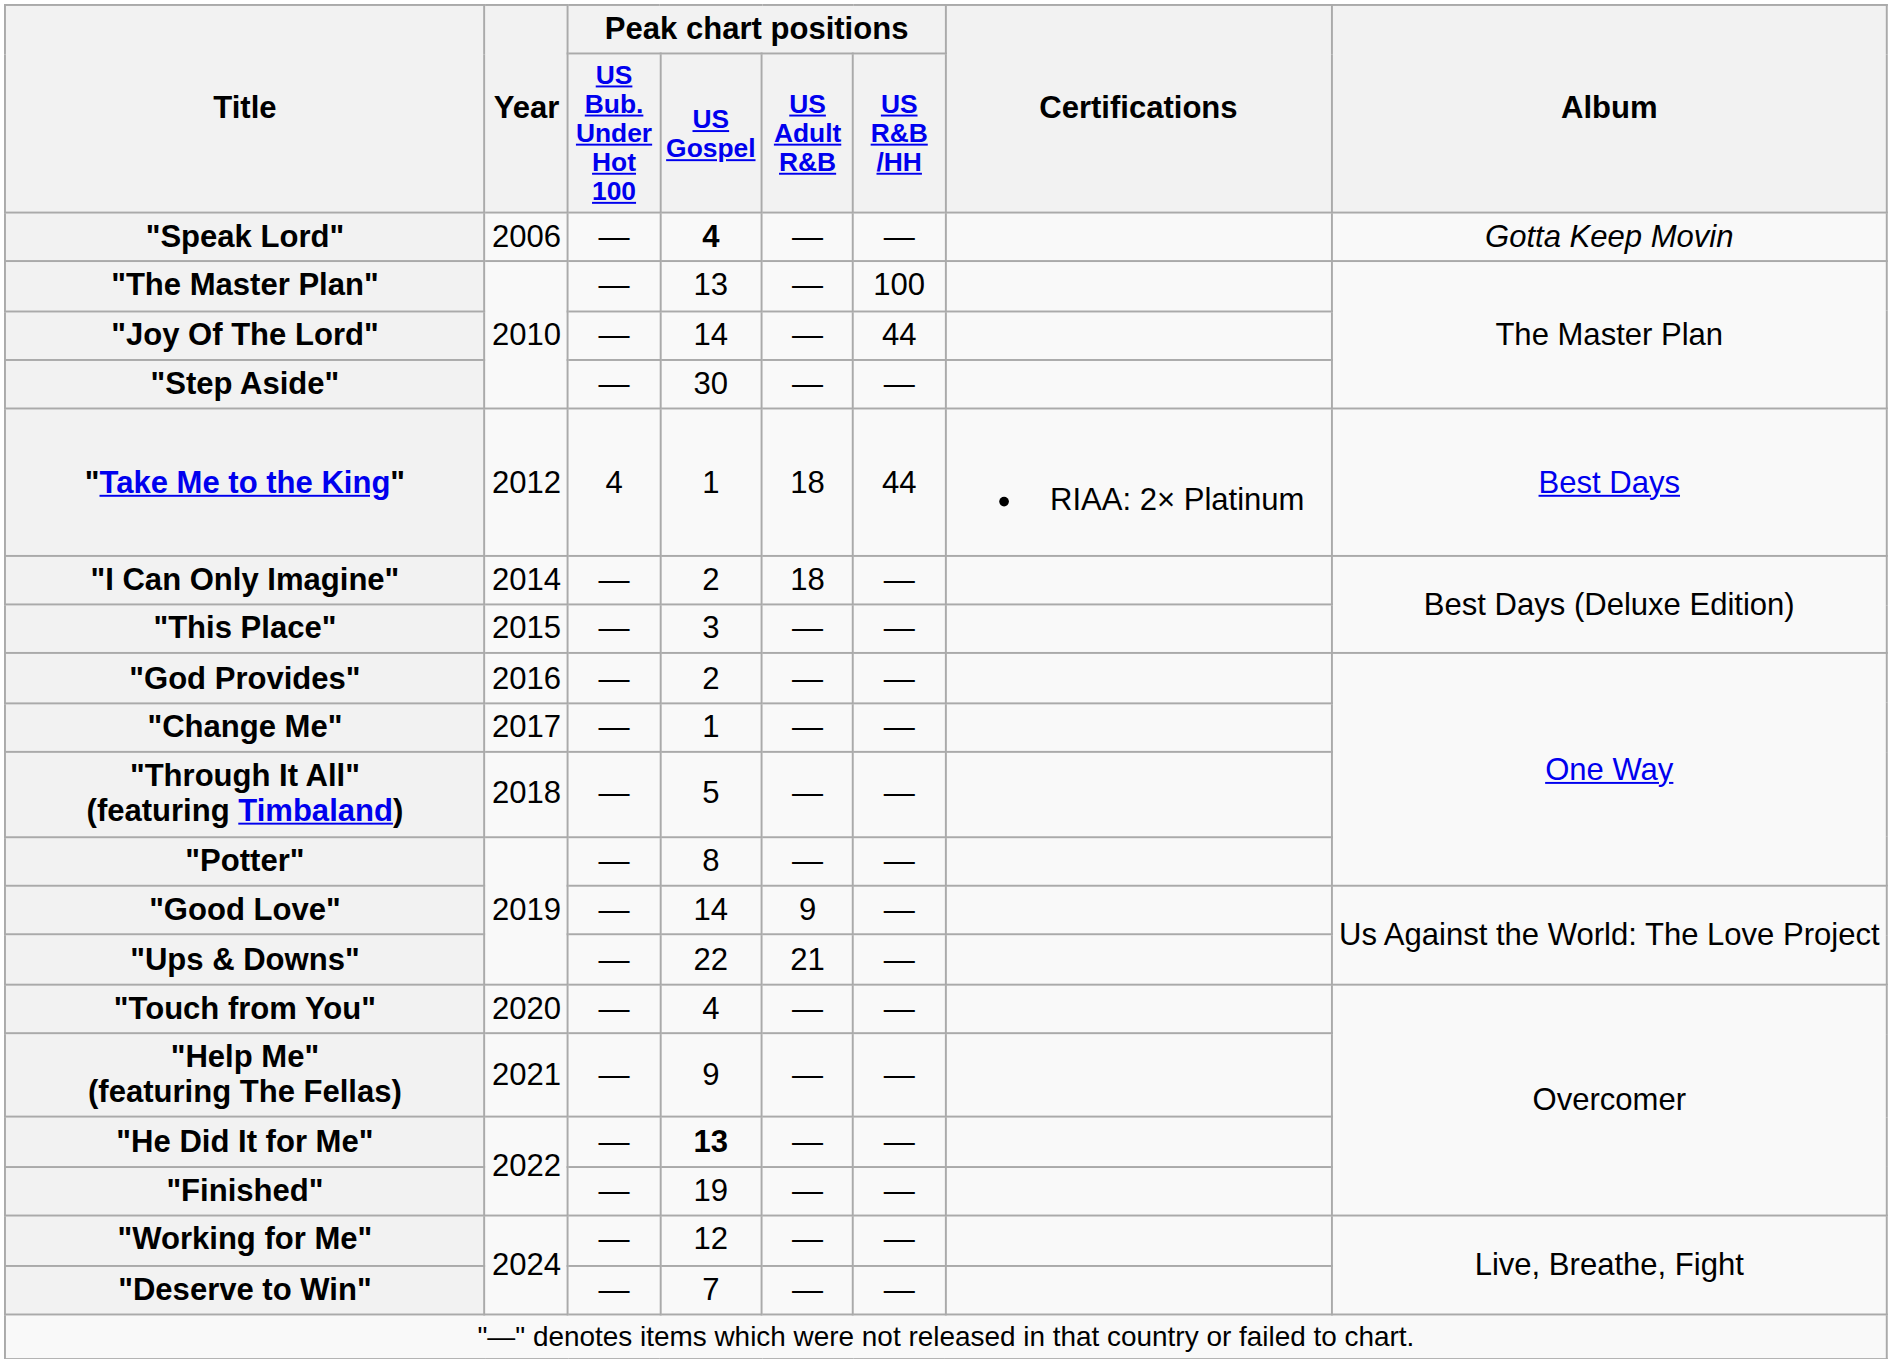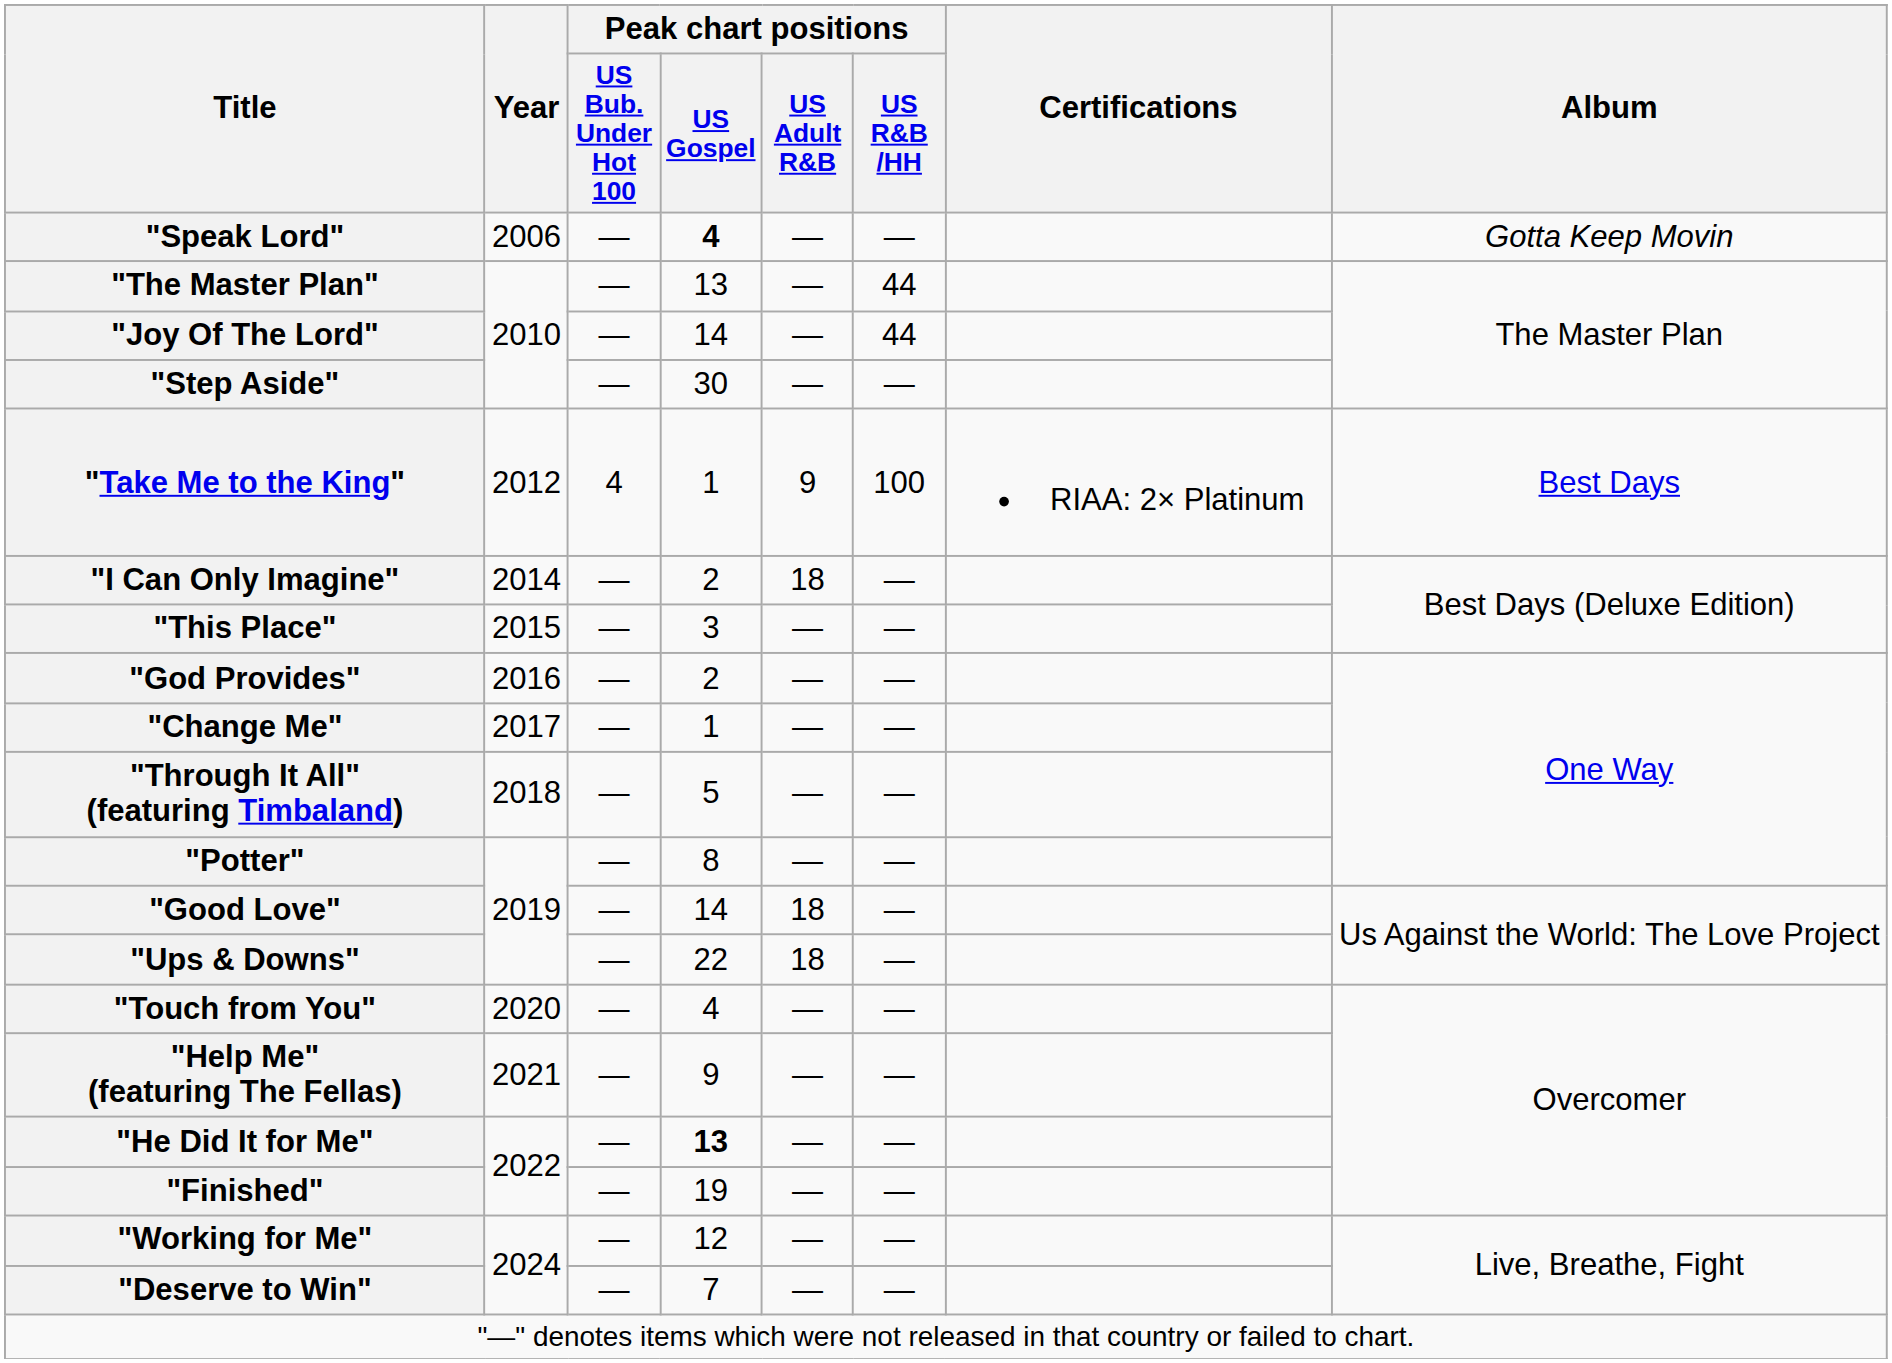(899, 285) 100 -> (899, 285) 44
(808, 481) 18 -> (808, 481) 9
(899, 481) 44 -> (899, 481) 100
(808, 909) 9 -> (808, 909) 18
(808, 958) 21 -> (808, 958) 18
